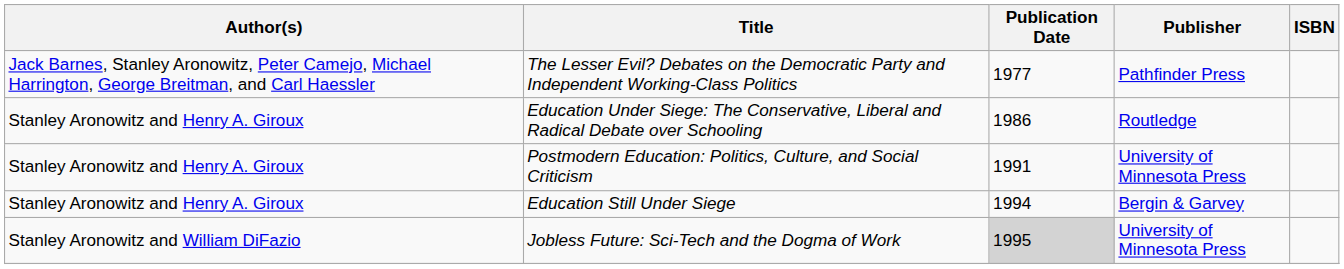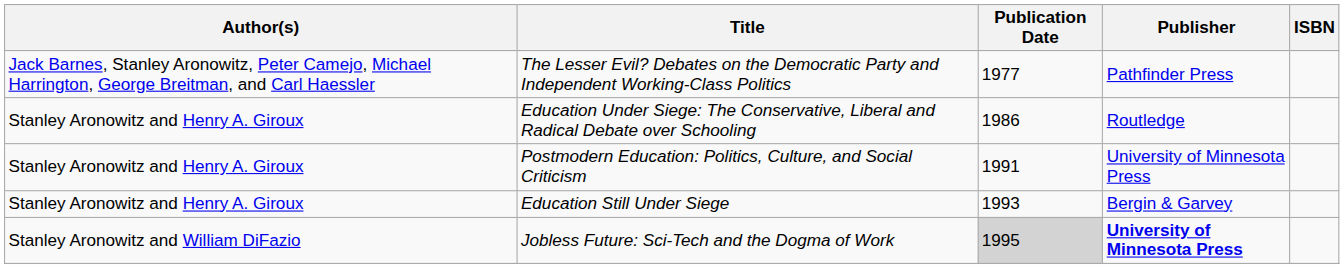(1012, 203) 1994 -> (1001, 203) 1993
(1182, 240) normal -> (1175, 240) bold
